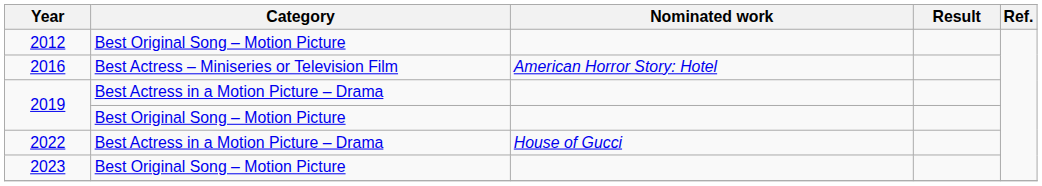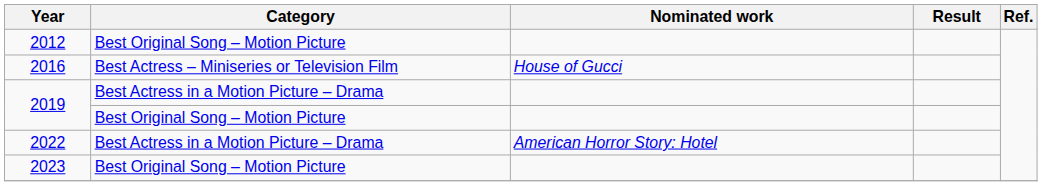(615, 67) American Horror Story: Hotel -> (568, 67) House of Gucci
(568, 142) House of Gucci -> (615, 142) American Horror Story: Hotel
